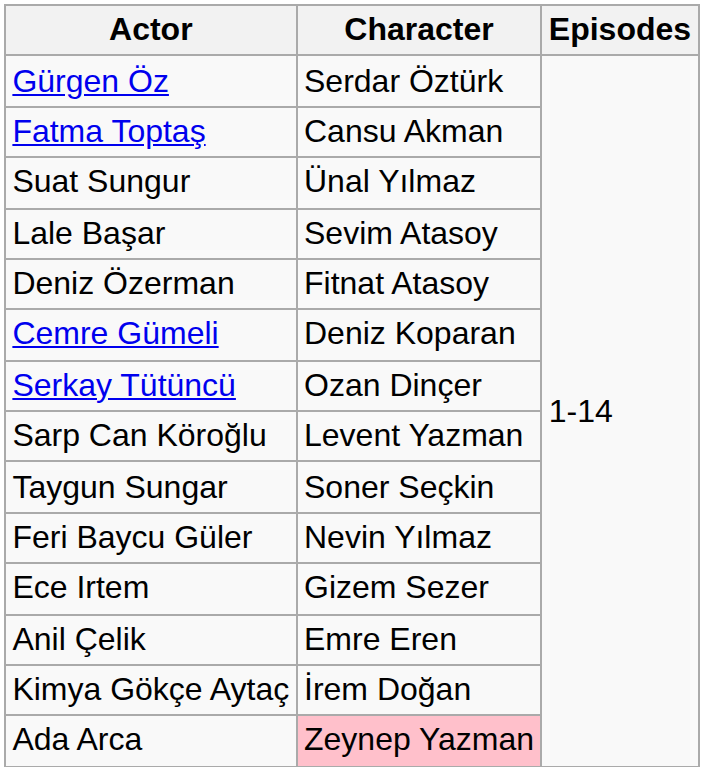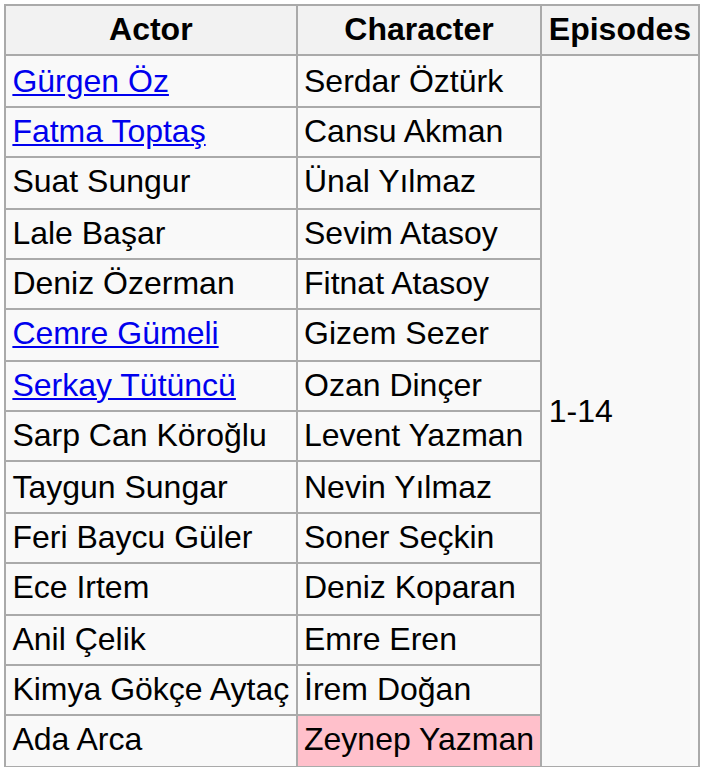(410, 334) Deniz Koparan -> (396, 334) Gizem Sezer
(399, 486) Soner Seçkin -> (398, 486) Nevin Yılmaz
(398, 537) Nevin Yılmaz -> (399, 537) Soner Seçkin
(396, 588) Gizem Sezer -> (410, 588) Deniz Koparan
